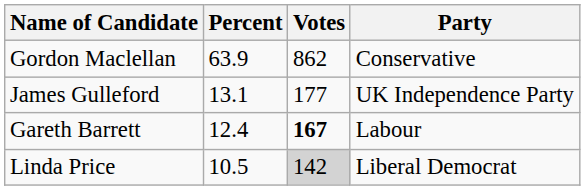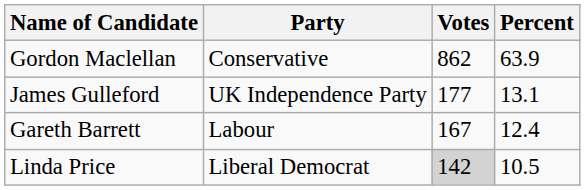columns swapped: (465, 22) <-> (245, 22)
(310, 130) bold -> (454, 130) normal
